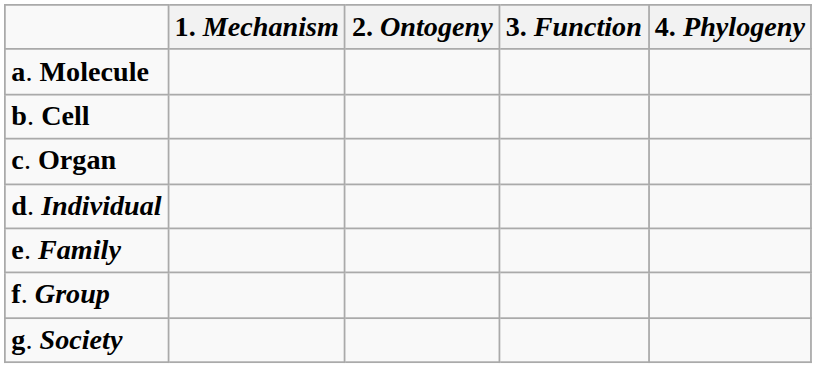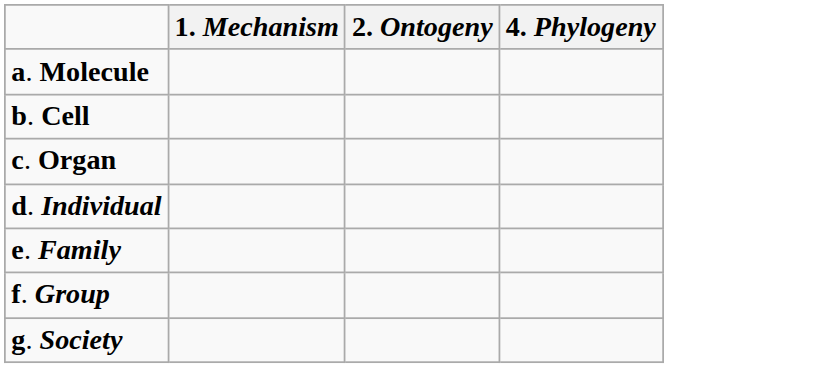- column: (574, 26)
